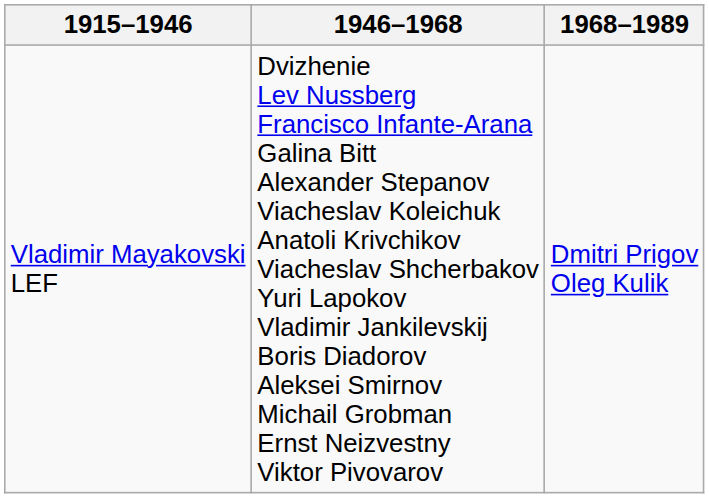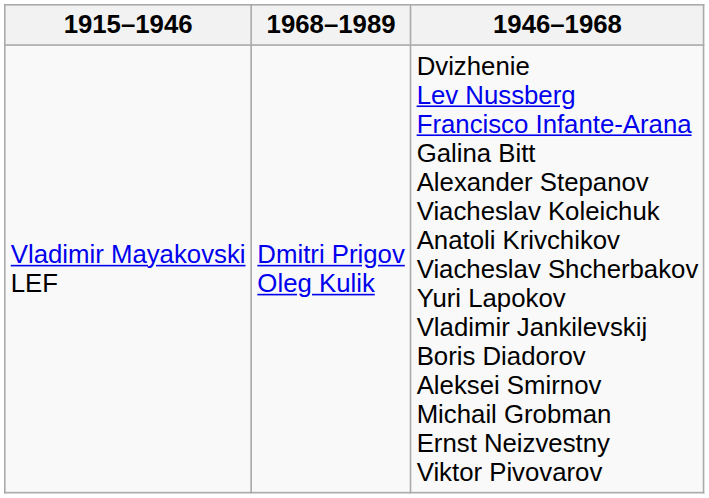columns swapped: (398, 24) <-> (625, 24)
